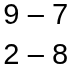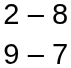rows swapped: (36, 54) <-> (36, 14)
